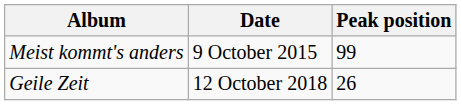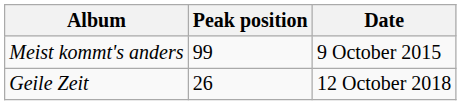columns swapped: (260, 20) <-> (394, 20)
